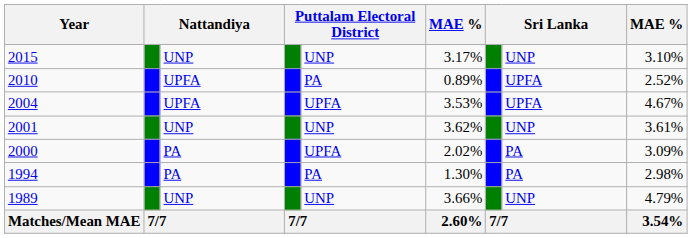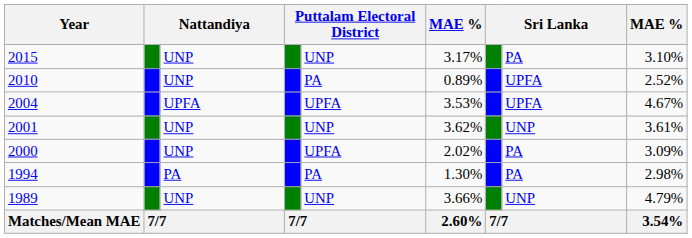(520, 56) UNP -> (514, 56) PA
(182, 80) UPFA -> (178, 80) UNP
(172, 151) PA -> (178, 151) UNP
